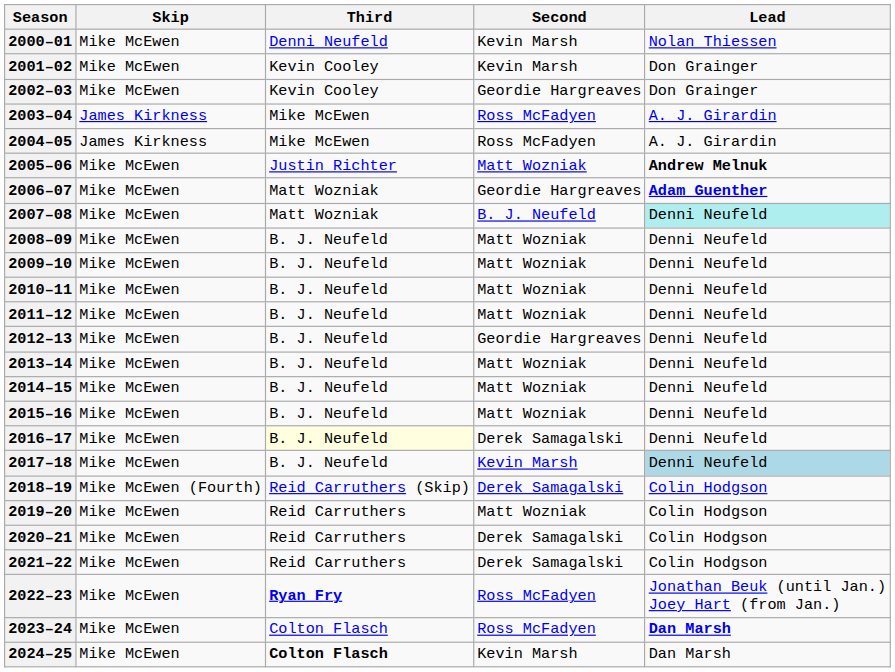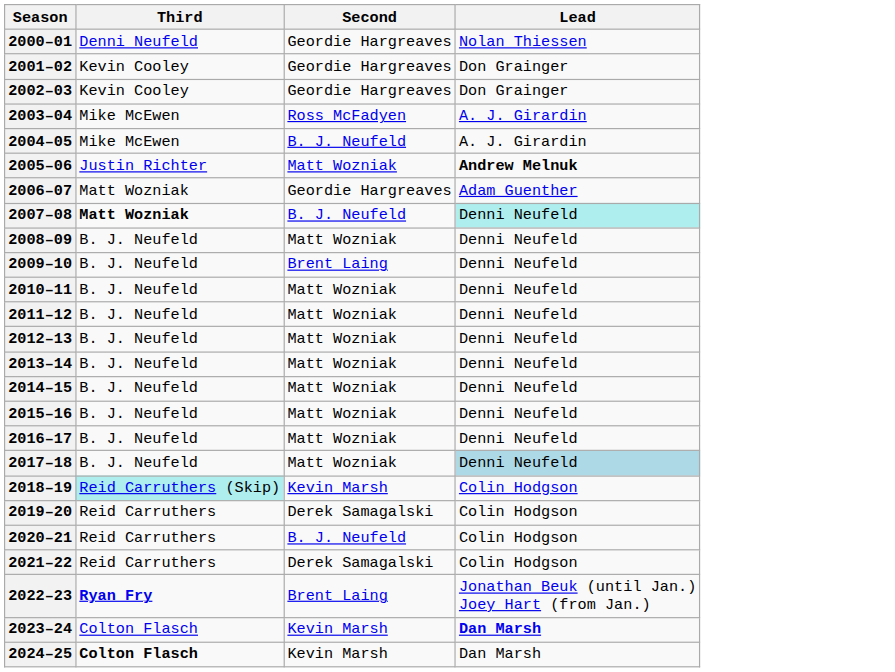- column: (171, 17)
(527, 42) Kevin Marsh -> (370, 42) Geordie Hargreaves
(527, 67) Kevin Marsh -> (370, 67) Geordie Hargreaves
(537, 141) Ross McFadyen -> (347, 141) B. J. Neufeld
(708, 191) bold -> (518, 191) normal
(324, 215) normal -> (134, 215) bold
(532, 265) Matt Wozniak -> (338, 265) Brent Laing
(559, 339) Geordie Hargreaves -> (342, 339) Matt Wozniak
(328, 438) lightyellow background -> (139, 438) no background
(550, 438) Derek Samagalski -> (342, 438) Matt Wozniak
(527, 463) Kevin Marsh -> (342, 463) Matt Wozniak
(370, 488) no background -> (180, 488) paleturquoise background
(550, 488) Derek Samagalski -> (338, 488) Kevin Marsh
(532, 513) Matt Wozniak -> (360, 513) Derek Samagalski
(550, 538) Derek Samagalski -> (347, 538) B. J. Neufeld
(537, 596) Ross McFadyen -> (338, 596) Brent Laing
(537, 629) Ross McFadyen -> (338, 629) Kevin Marsh
